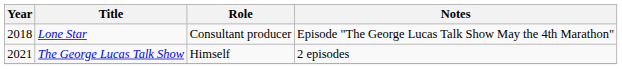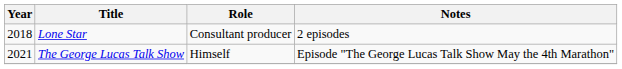(456, 34) Episode "The George Lucas Talk Show May the 4th Marathon" -> (323, 34) 2 episodes
(323, 53) 2 episodes -> (456, 53) Episode "The George Lucas Talk Show May the 4th Marathon"
